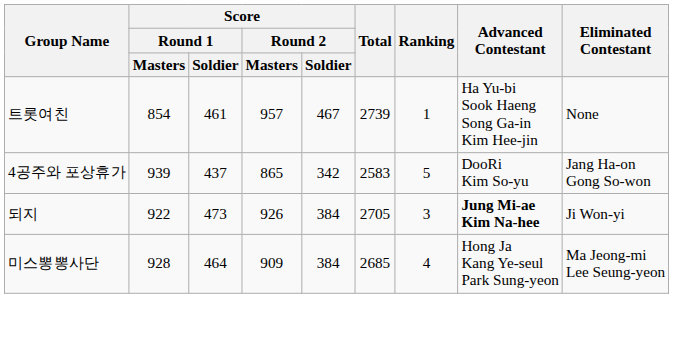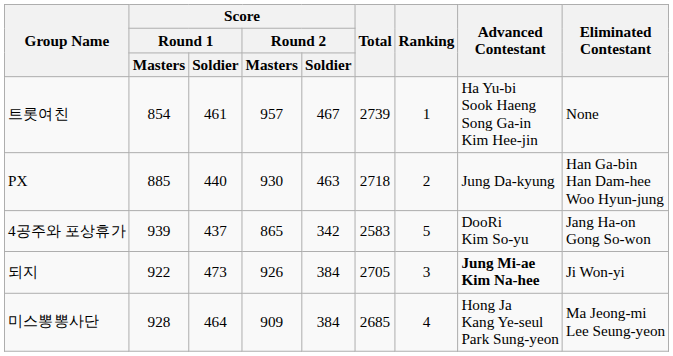+ row: (18, 181)
